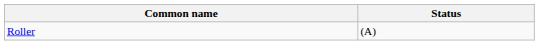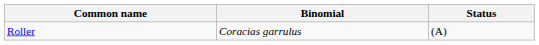+ column: (322, 13)
